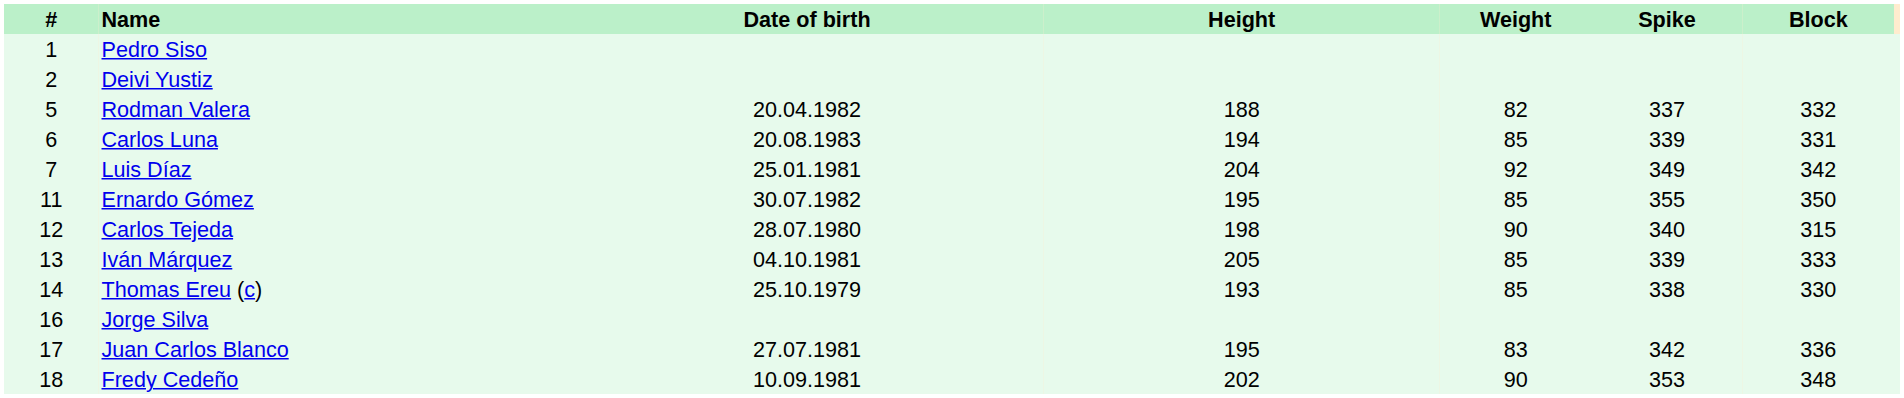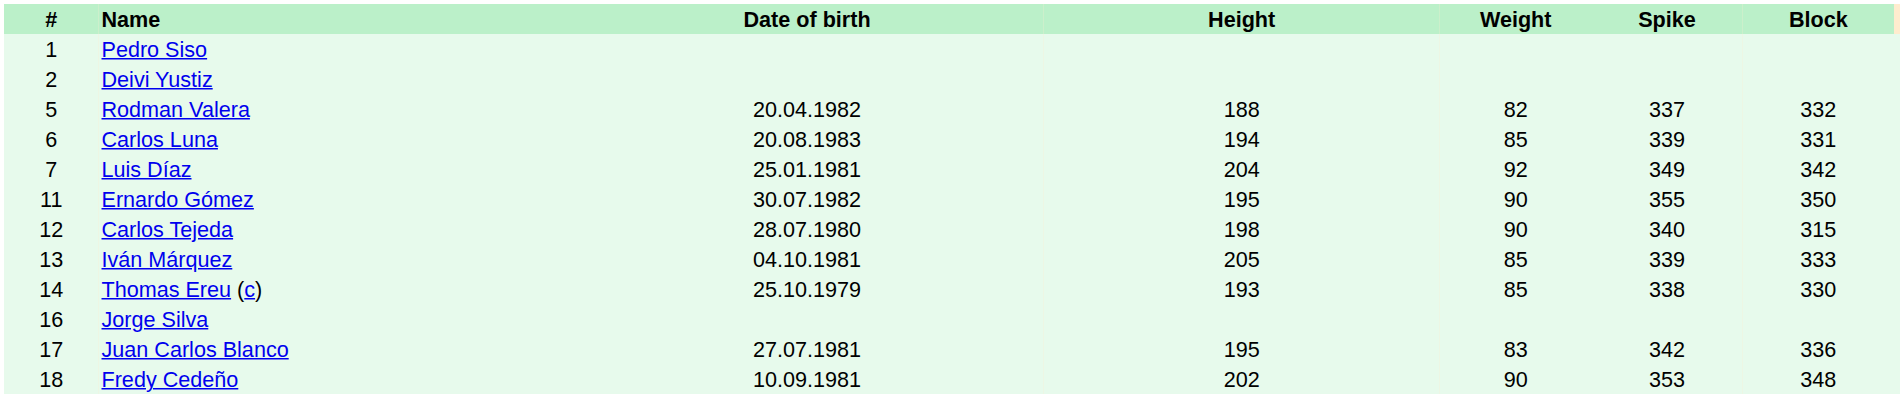(1516, 199) 85 -> (1516, 199) 90
